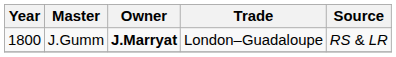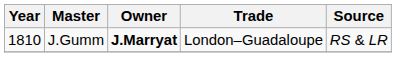(24, 39) 1800 -> (24, 39) 1810
